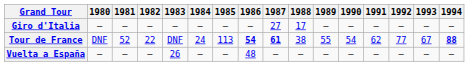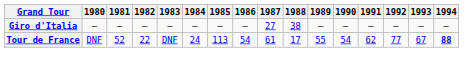(301, 26) 17 -> (295, 26) 38
(250, 40) bold -> (245, 40) normal
(276, 40) bold -> (270, 40) normal
(301, 40) 38 -> (295, 40) 17
- row: (46, 54)
